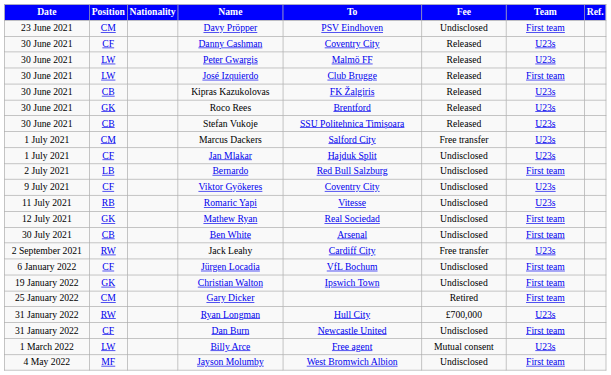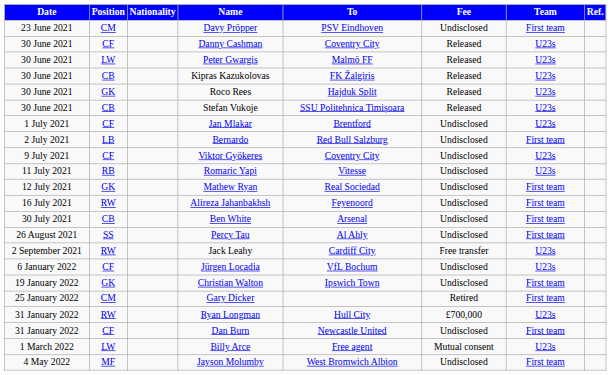- row: (230, 76)
(352, 108) Brentford -> (352, 92) Hajduk Split
- row: (230, 140)
(352, 156) Hajduk Split -> (352, 124) Brentford
+ row: (230, 203)
+ row: (230, 235)
(545, 267) First team -> (545, 267) U23s
